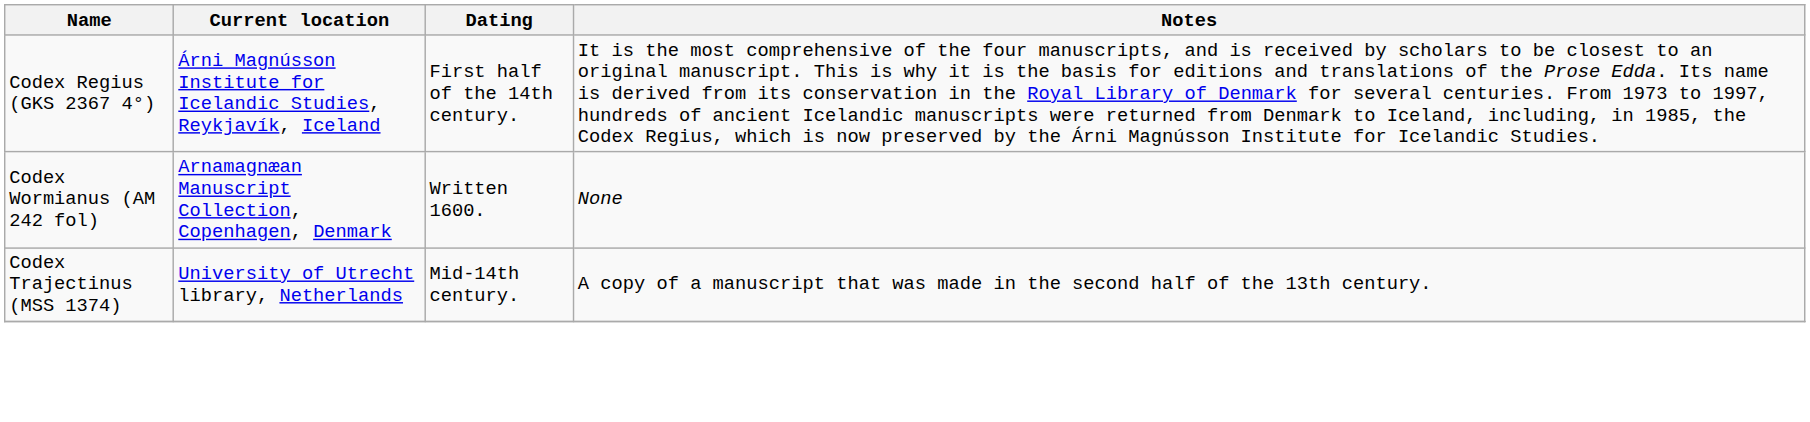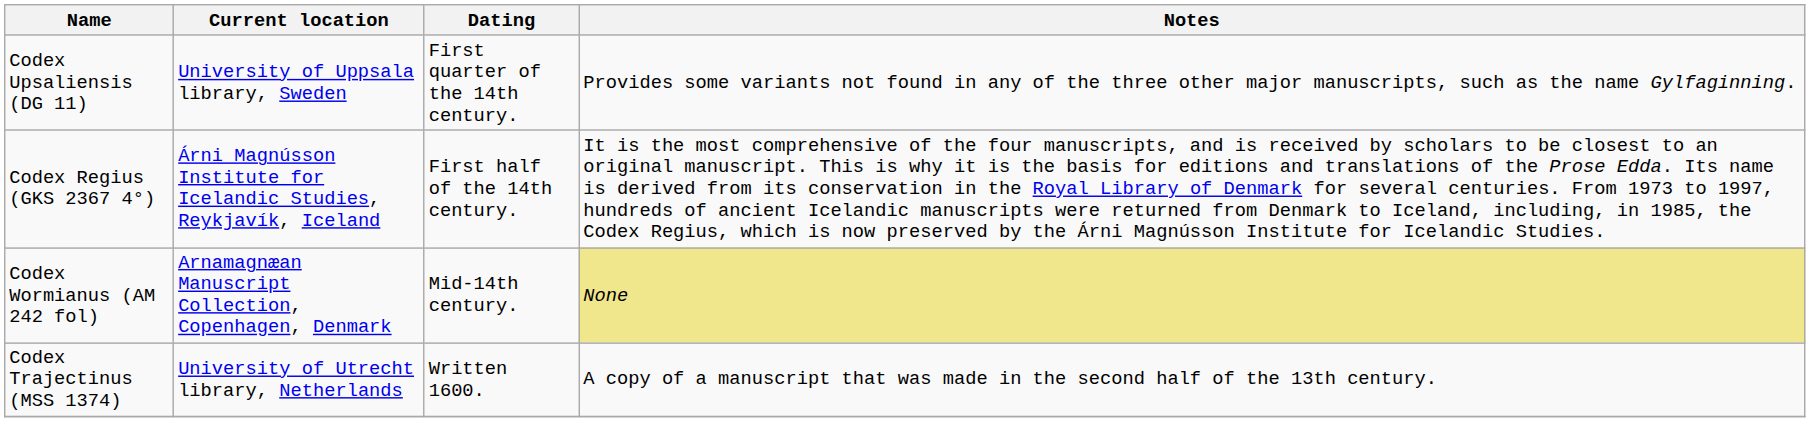+ row: (71, 83)
(469, 200) Written 1600. -> (474, 295) Mid-14th century.
(600, 200) no background -> (606, 295) khaki background
(474, 284) Mid-14th century. -> (468, 380) Written 1600.
